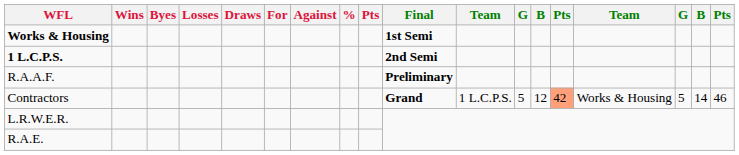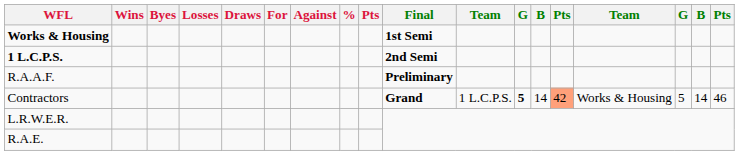(521, 98) normal -> (521, 98) bold
(541, 98) 12 -> (541, 98) 14
